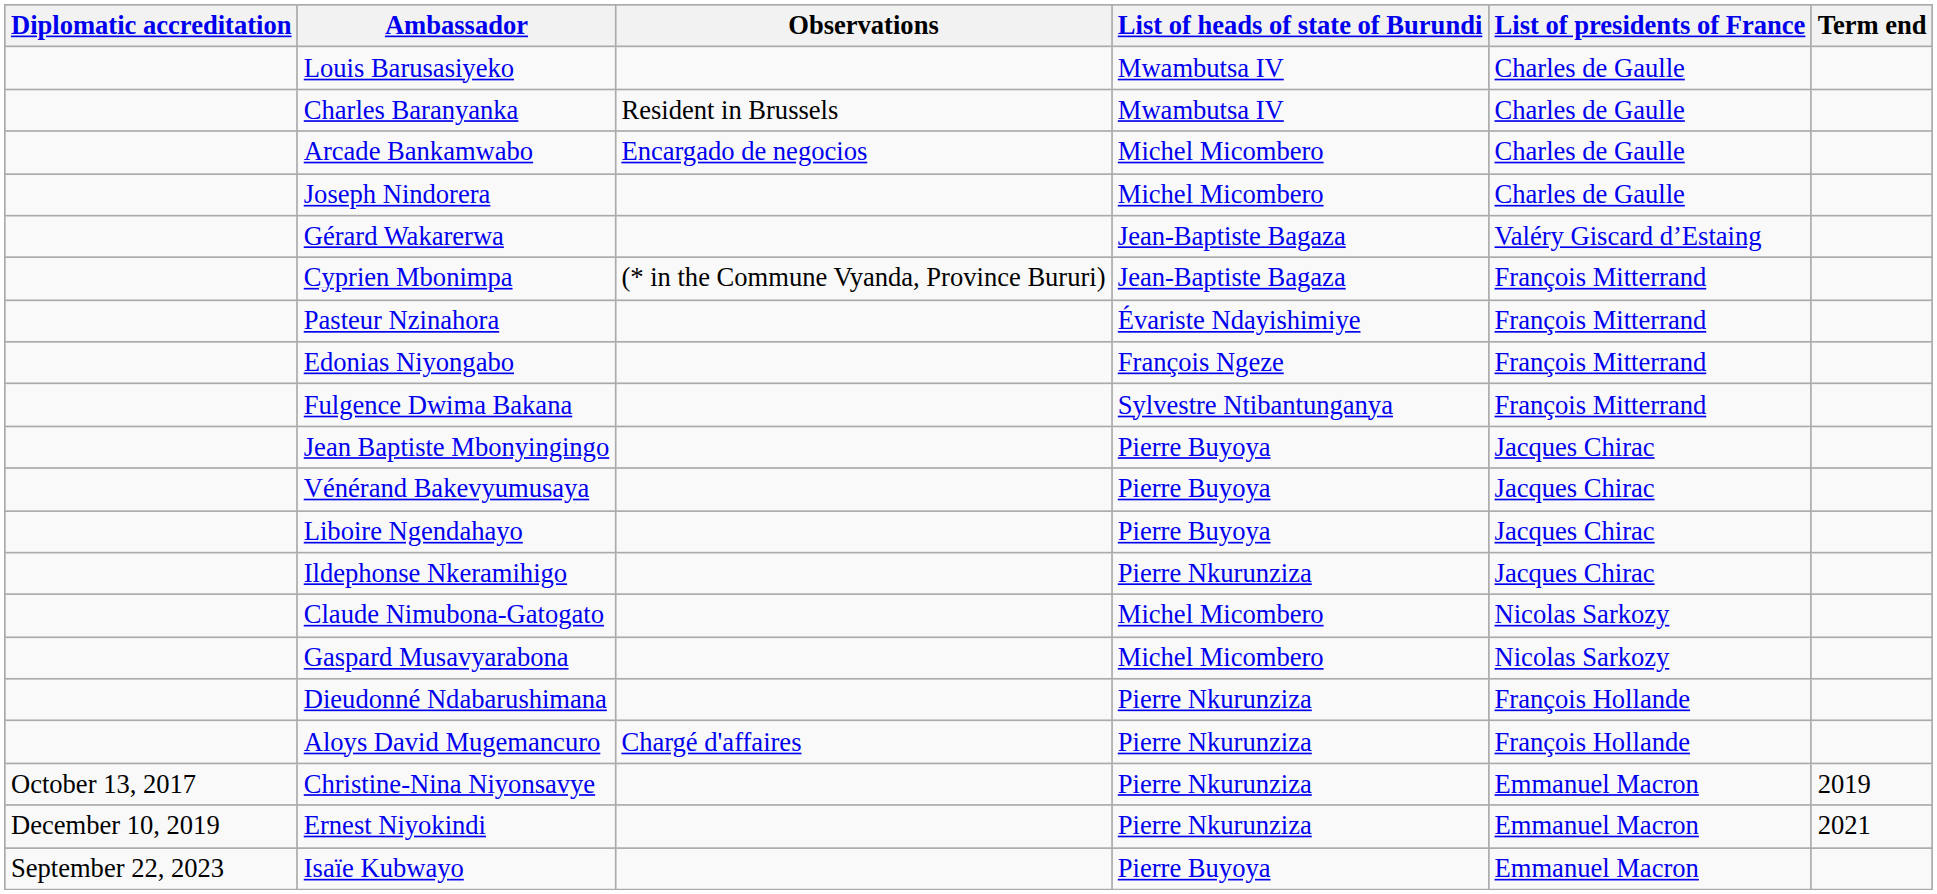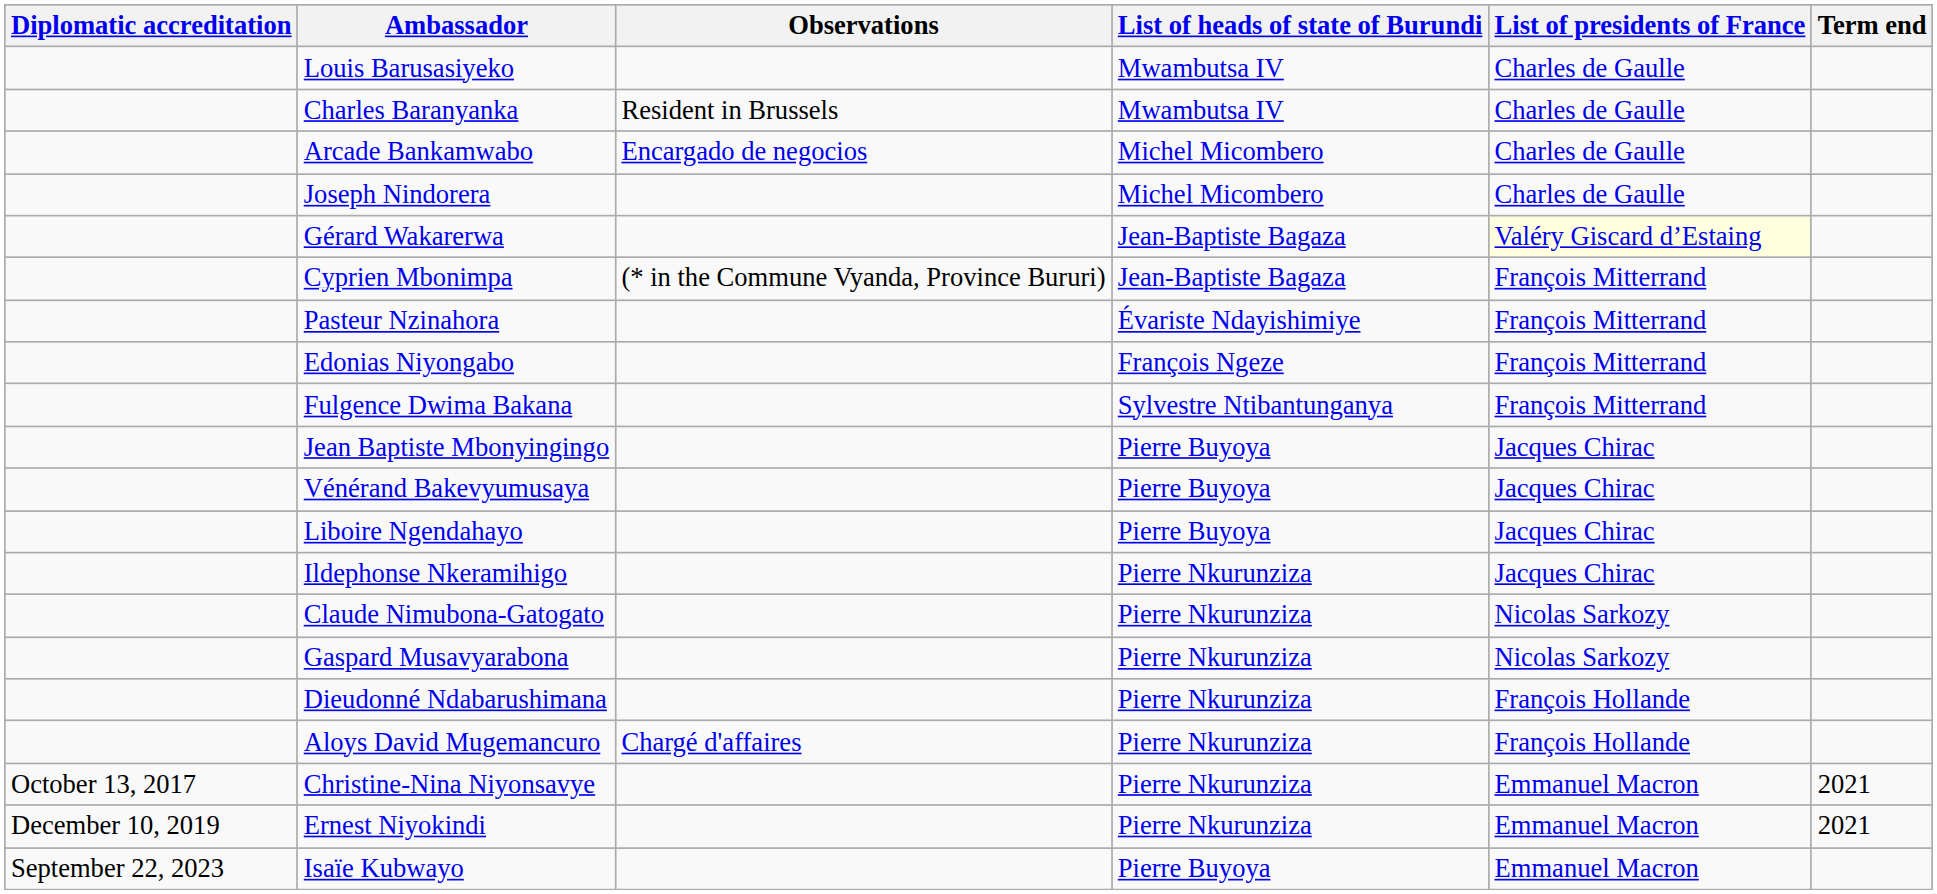(1628, 236) no background -> (1628, 236) lightyellow background
(1221, 615) Michel Micombero -> (1215, 615) Pierre Nkurunziza
(1221, 657) Michel Micombero -> (1215, 657) Pierre Nkurunziza
(1844, 783) 2019 -> (1844, 783) 2021
